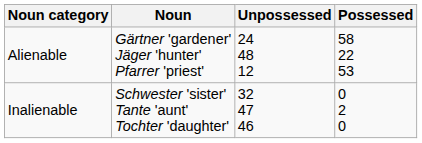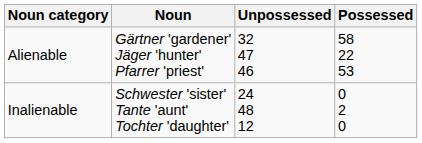(246, 54) 24 48 12 -> (246, 54) 32 47 46
(246, 110) 32 47 46 -> (246, 110) 24 48 12
